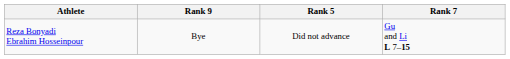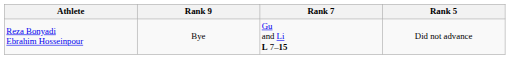columns swapped: (444, 12) <-> (321, 12)
